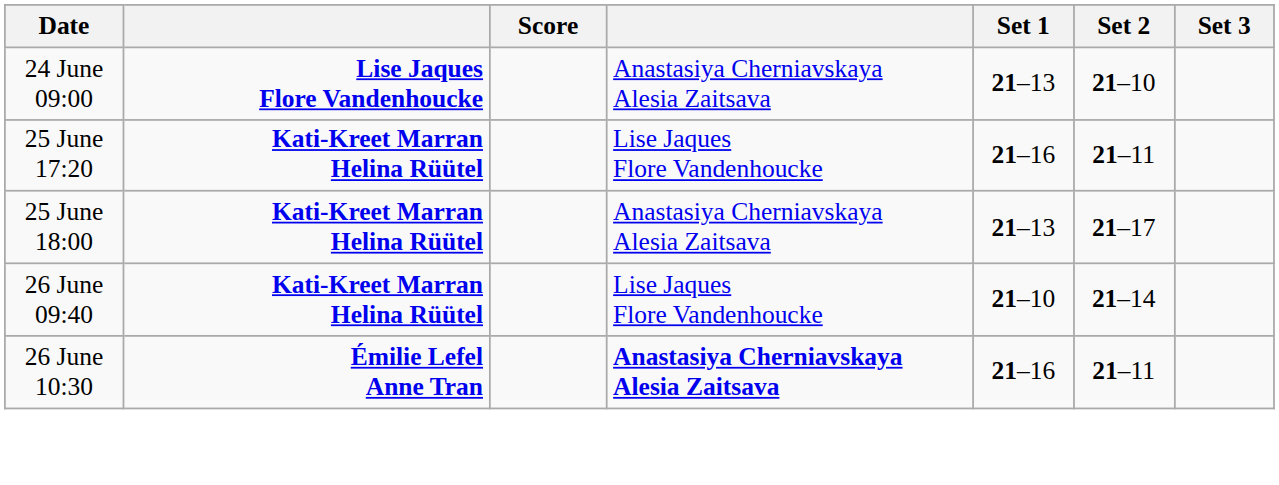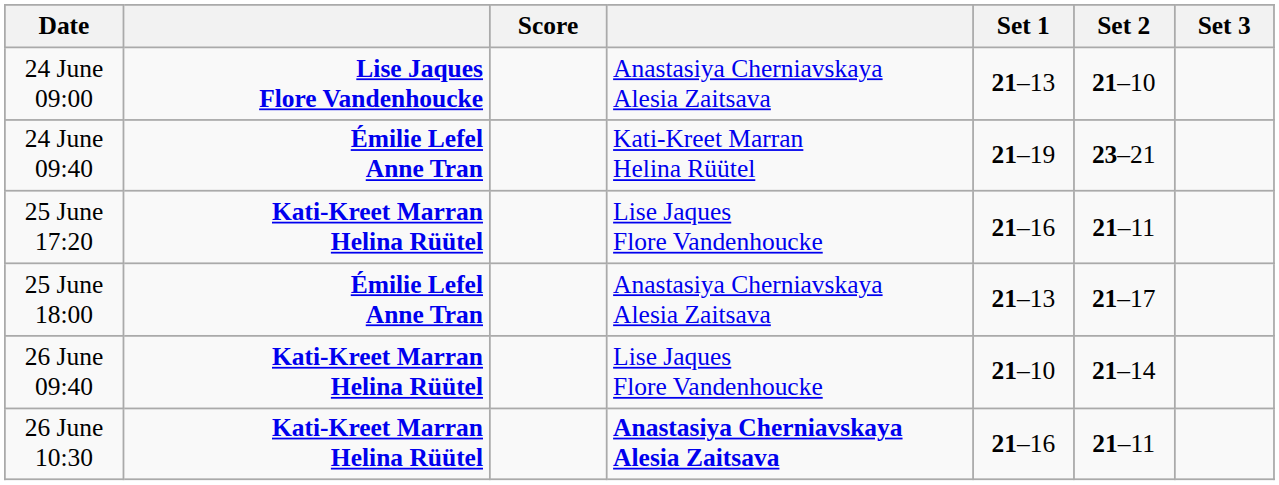+ row: (64, 155)
(377, 227) Kati-Kreet Marran Helina Rüütel -> (417, 299) Émilie Lefel Anne Tran
(417, 371) Émilie Lefel Anne Tran -> (377, 443) Kati-Kreet Marran Helina Rüütel
